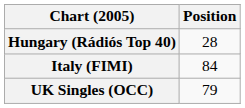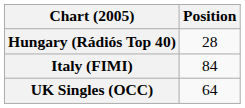(210, 90) 79 -> (210, 90) 64
